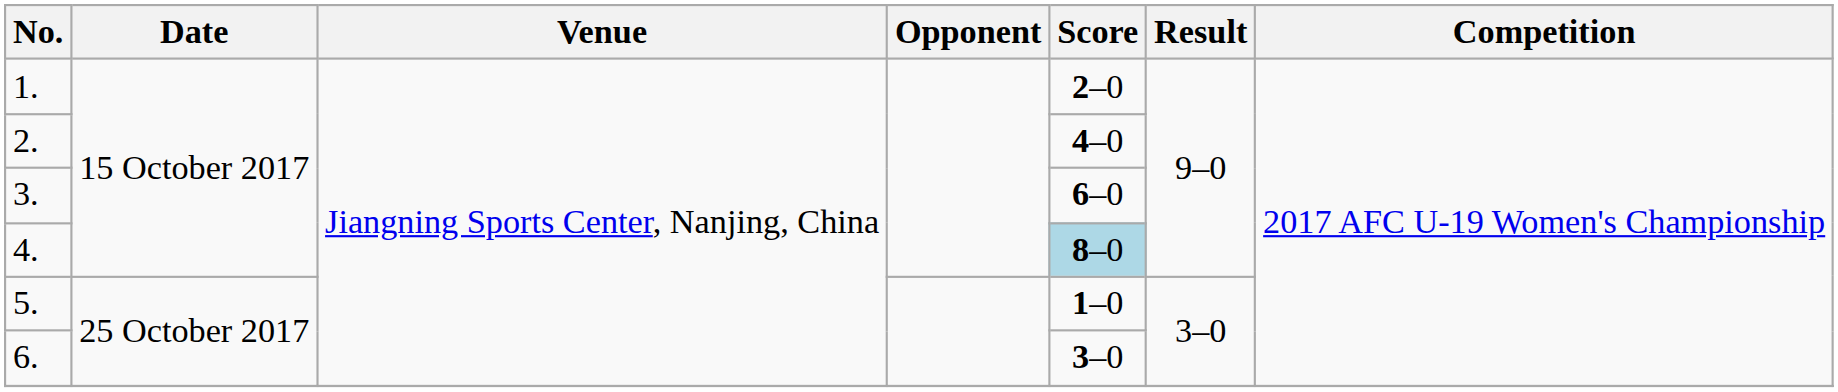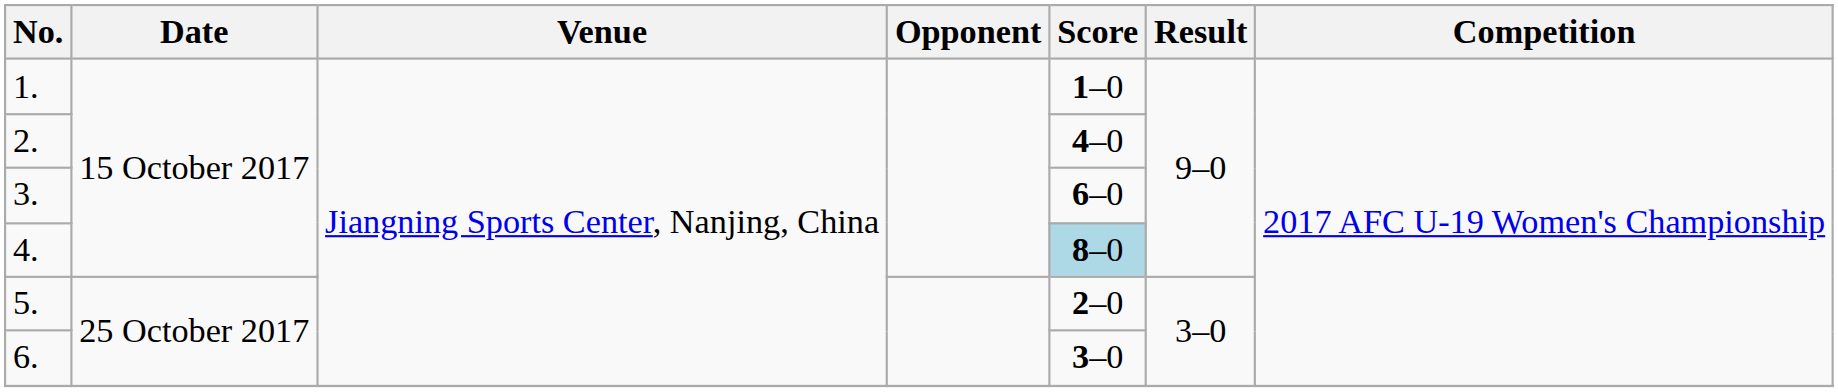(1098, 85) 2–0 -> (1098, 85) 1–0
(1098, 303) 1–0 -> (1098, 303) 2–0
